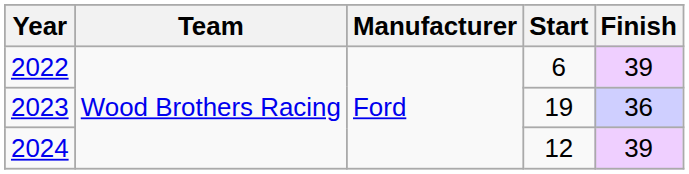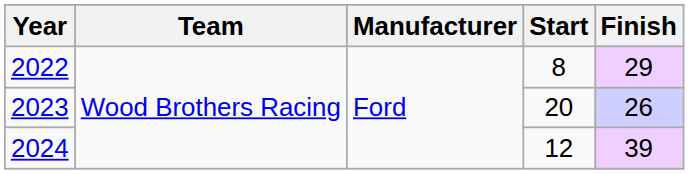(559, 67) 6 -> (559, 67) 8
(639, 67) 39 -> (639, 67) 29
(559, 108) 19 -> (559, 108) 20
(639, 108) 36 -> (639, 108) 26
